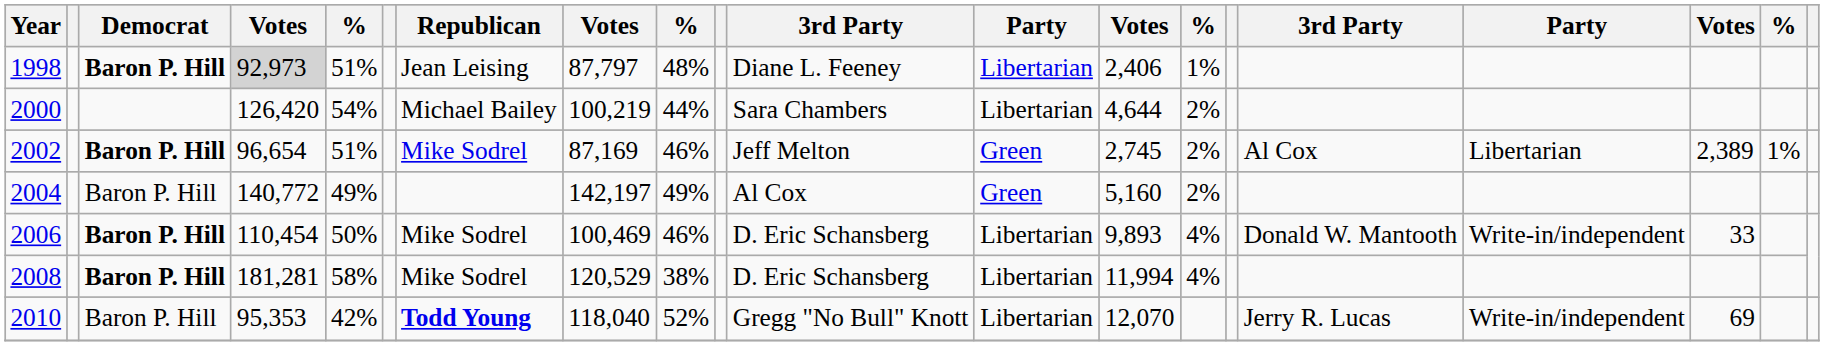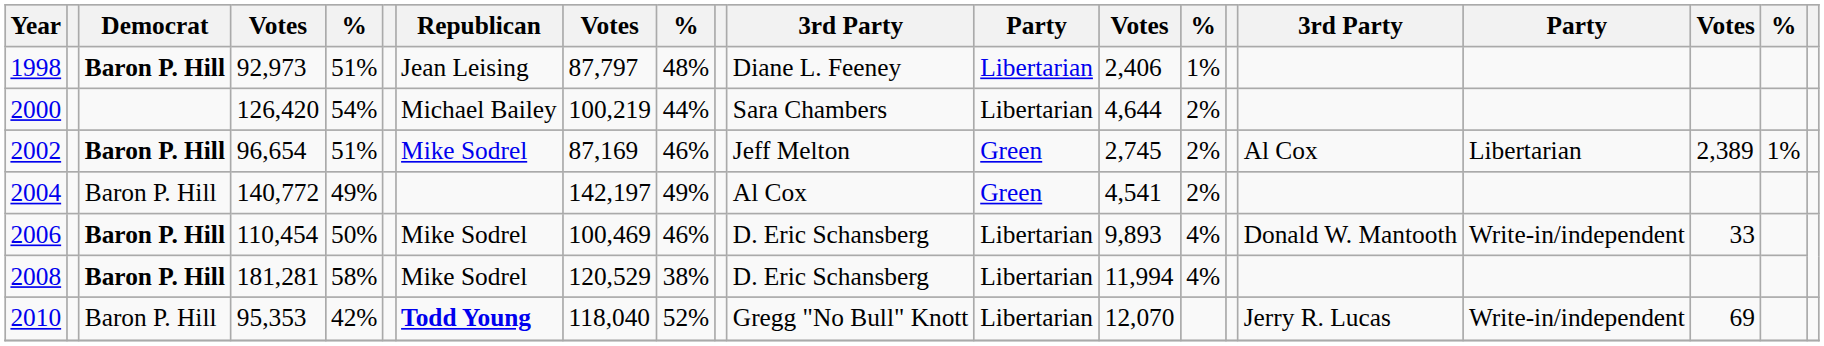(272, 67) lightgrey background -> (272, 67) no background
(1133, 192) 5,160 -> (1133, 192) 4,541
